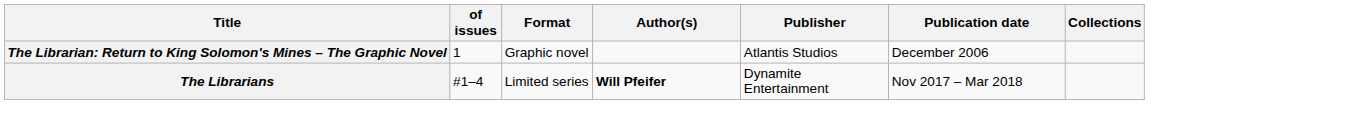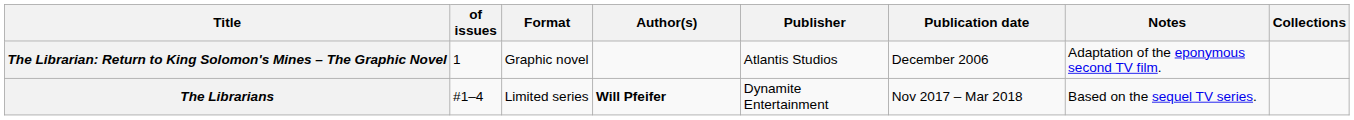+ column: (1167, 22)
